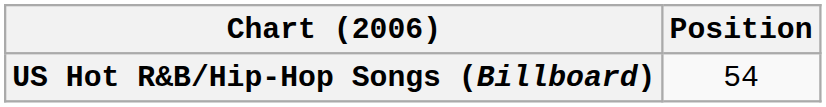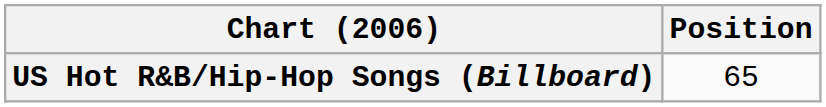(741, 78) 54 -> (741, 78) 65
